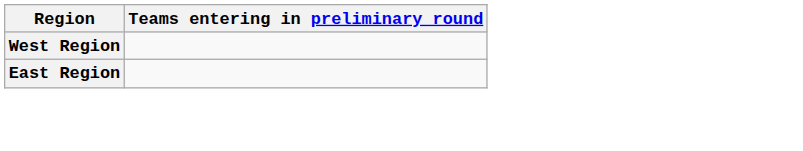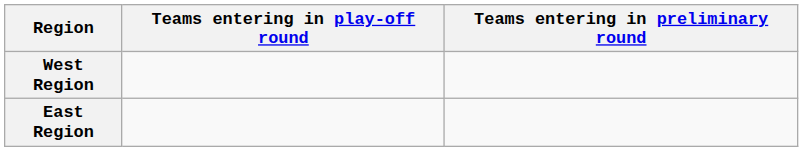+ column: (283, 28)
